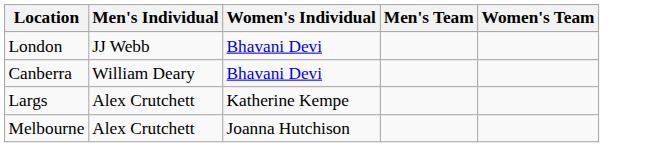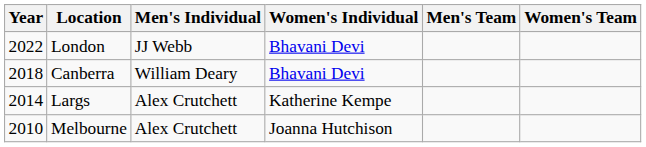+ column: (26, 18)
